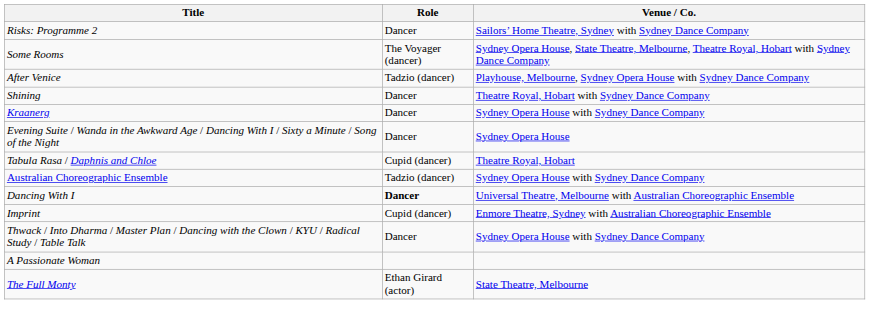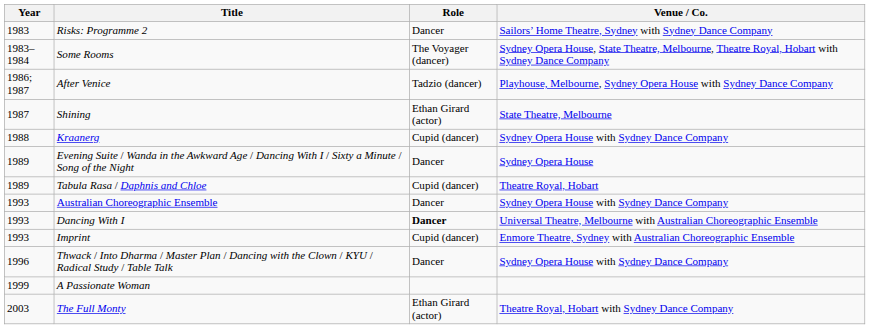+ column: (29, 13)
(401, 95) Dancer -> (441, 114) Ethan Girard (actor)
(593, 95) Theatre Royal, Hobart with Sydney Dance Company -> (556, 114) State Theatre, Melbourne
(401, 113) Dancer -> (445, 138) Cupid (dancer)
(419, 178) Tadzio (dancer) -> (428, 203) Dancer
(532, 284) State Theatre, Melbourne -> (616, 309) Theatre Royal, Hobart with Sydney Dance Company
